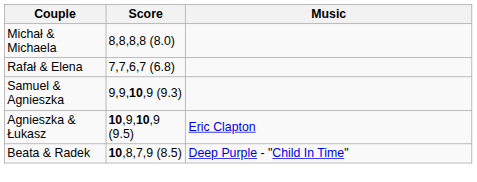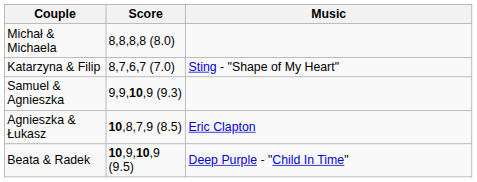+ row: (54, 67)
- row: (45, 67)
(134, 127) 10,9,10,9 (9.5) -> (145, 127) 10,8,7,9 (8.5)
(145, 153) 10,8,7,9 (8.5) -> (134, 160) 10,9,10,9 (9.5)
